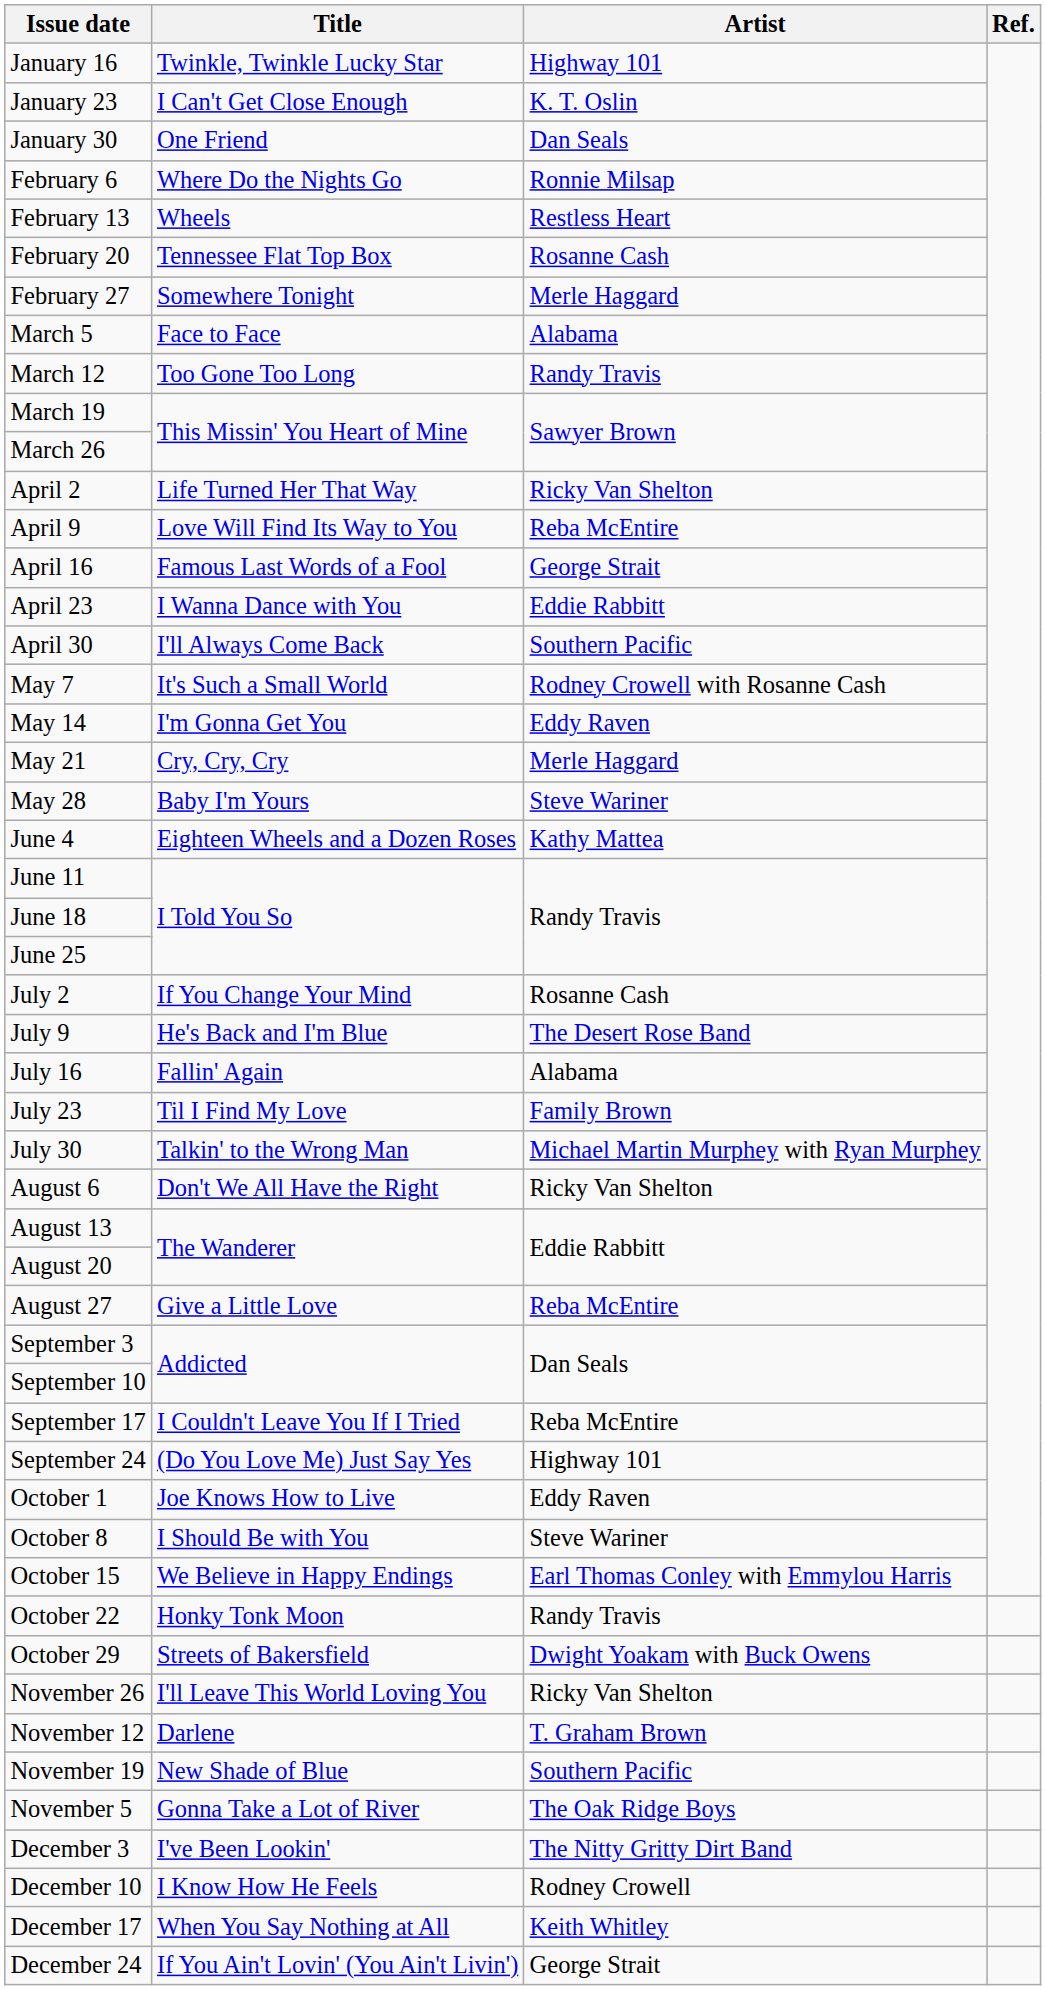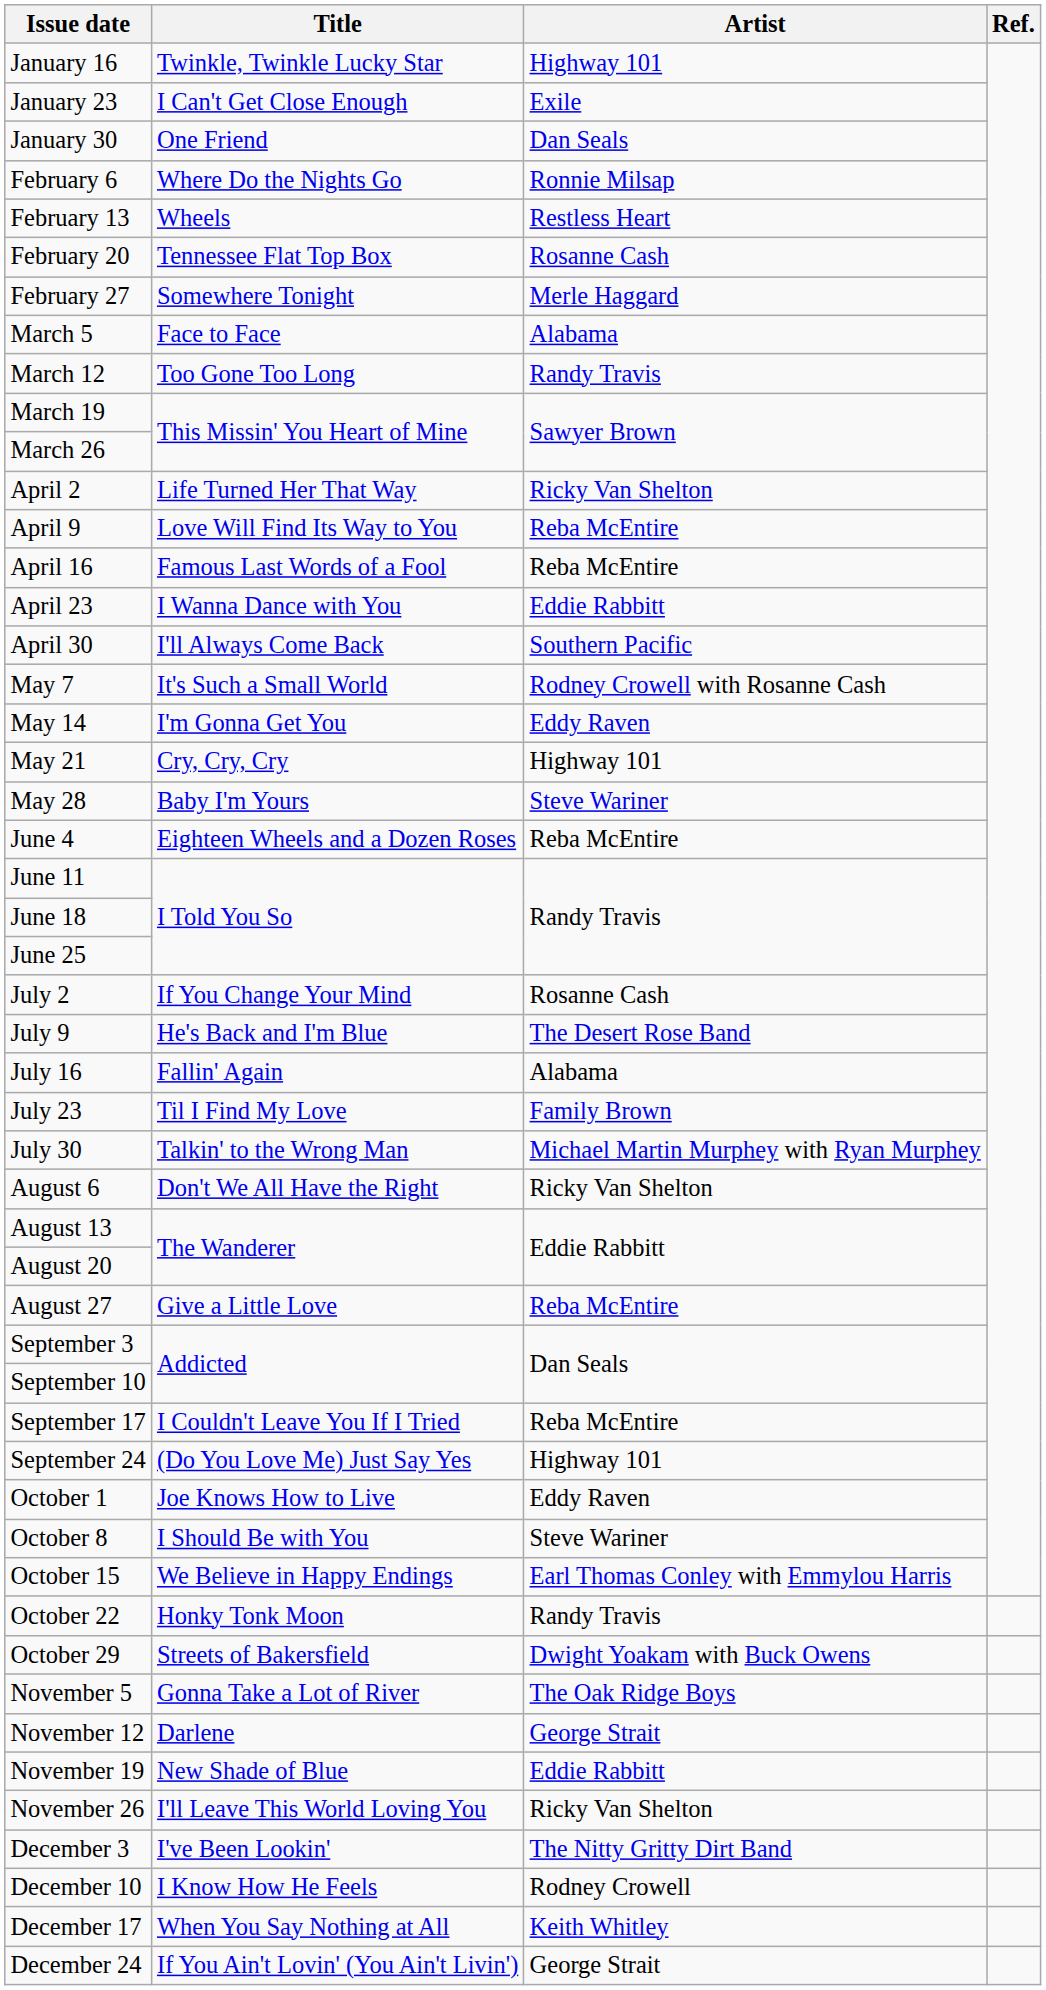(584, 101) K. T. Oslin -> (555, 101) Exile
(595, 567) George Strait -> (604, 567) Reba McEntire
(604, 761) Merle Haggard -> (596, 761) Highway 101
(597, 839) Kathy Mattea -> (604, 839) Reba McEntire
rows swapped: (71, 1809) <-> (77, 1693)
(618, 1732) T. Graham Brown -> (595, 1732) George Strait
(611, 1770) Southern Pacific -> (597, 1770) Eddie Rabbitt
